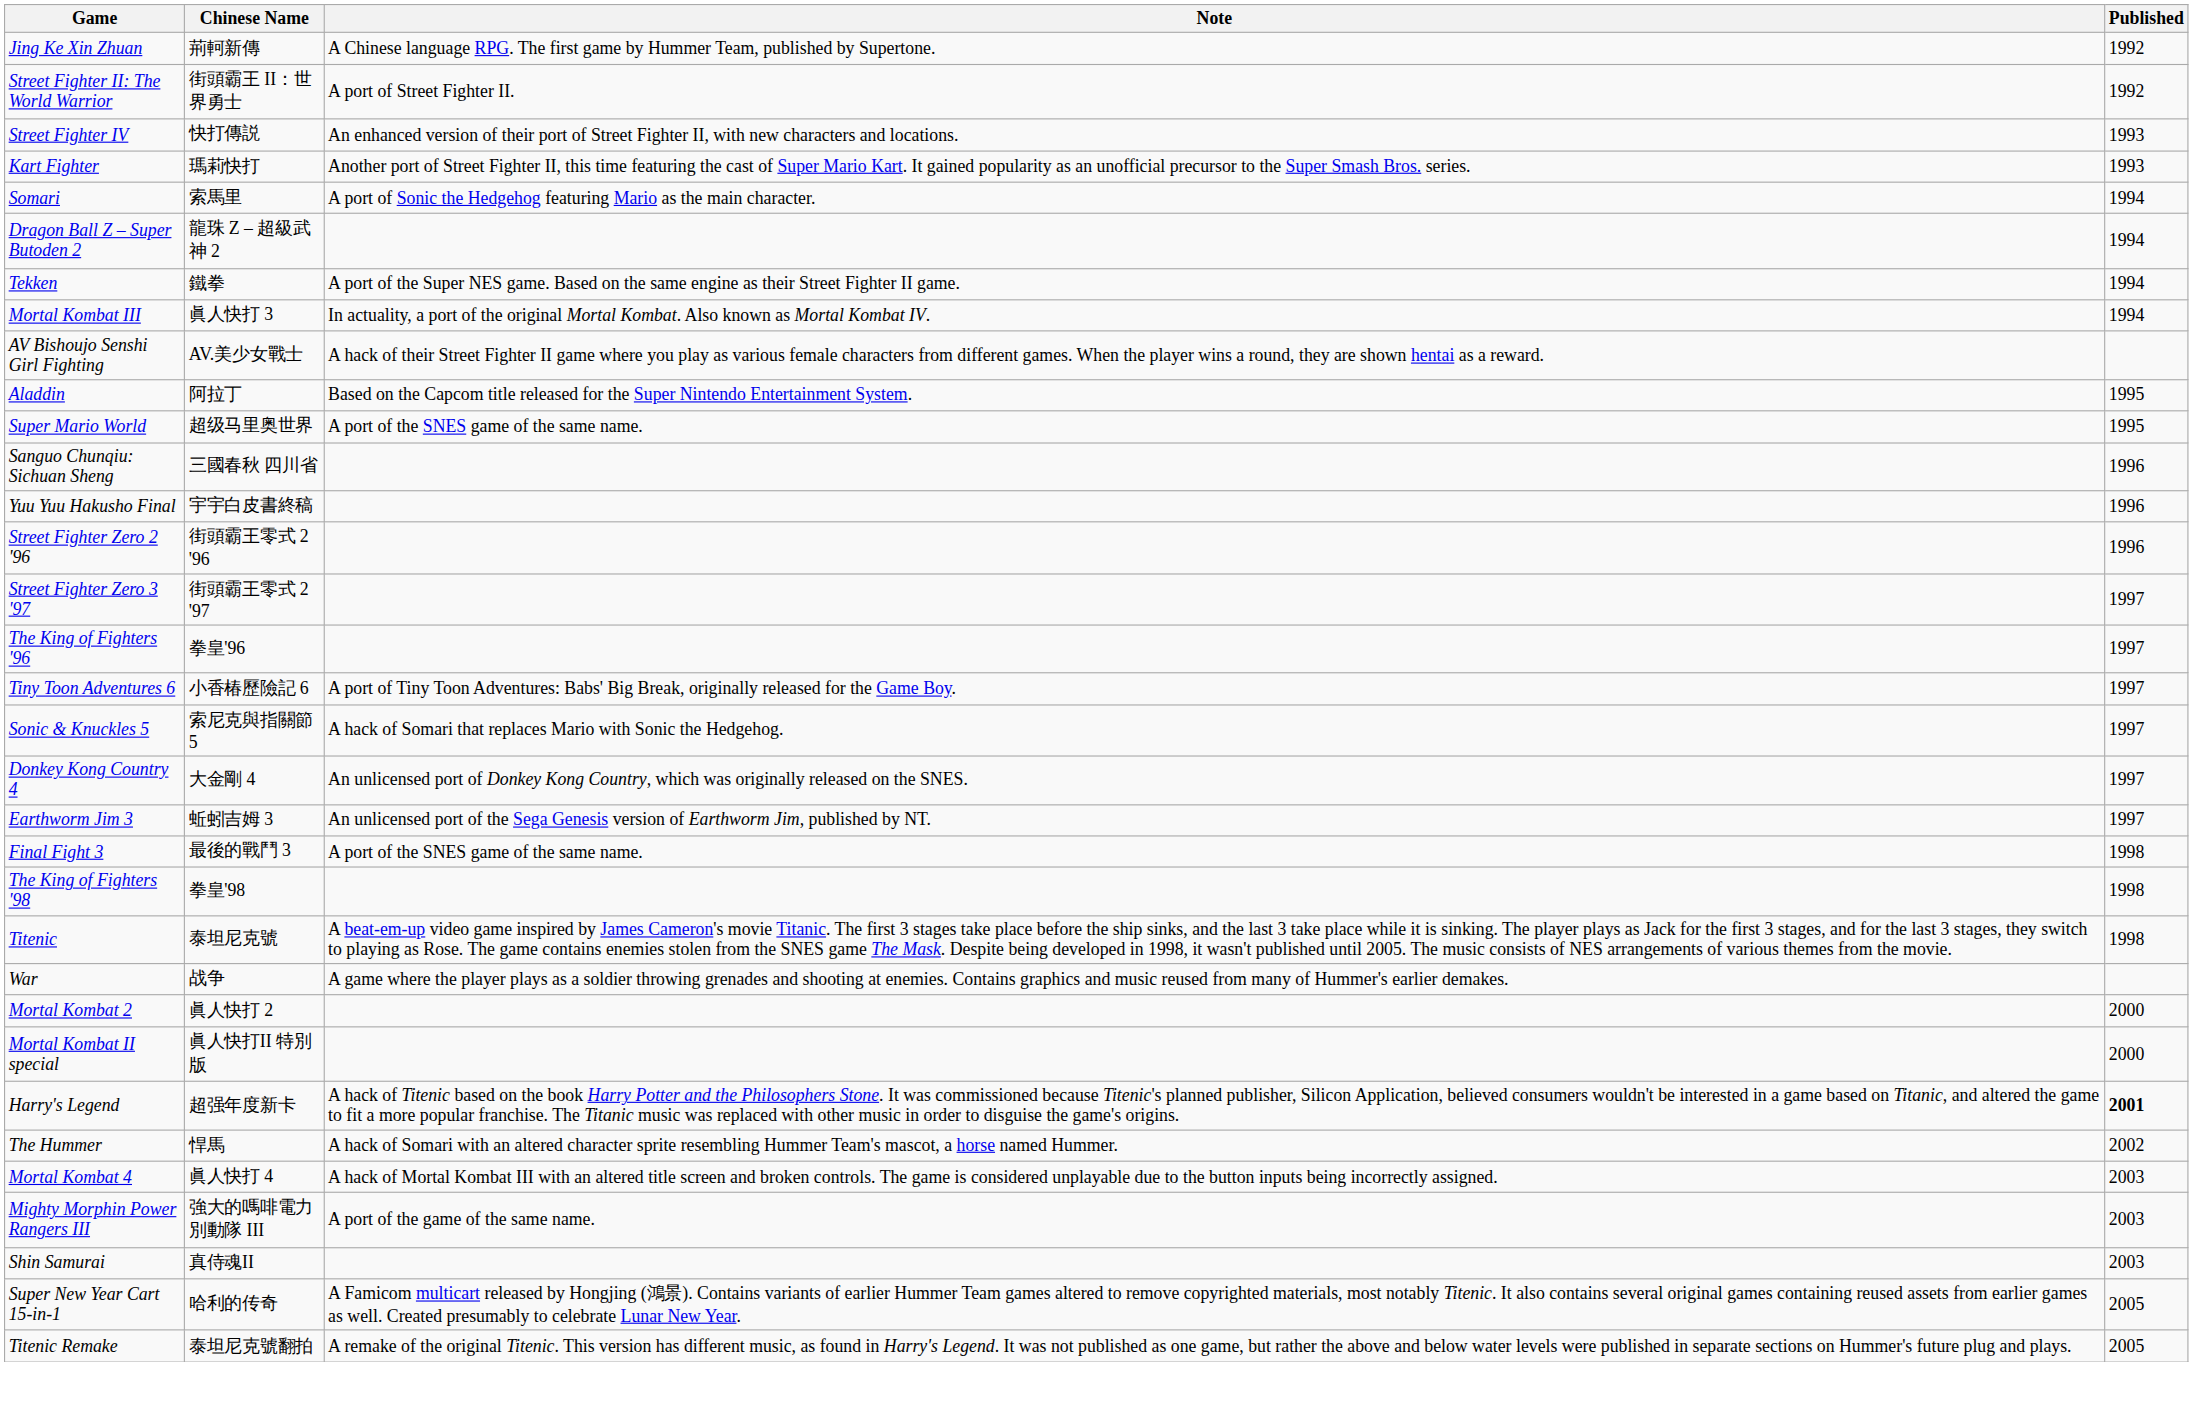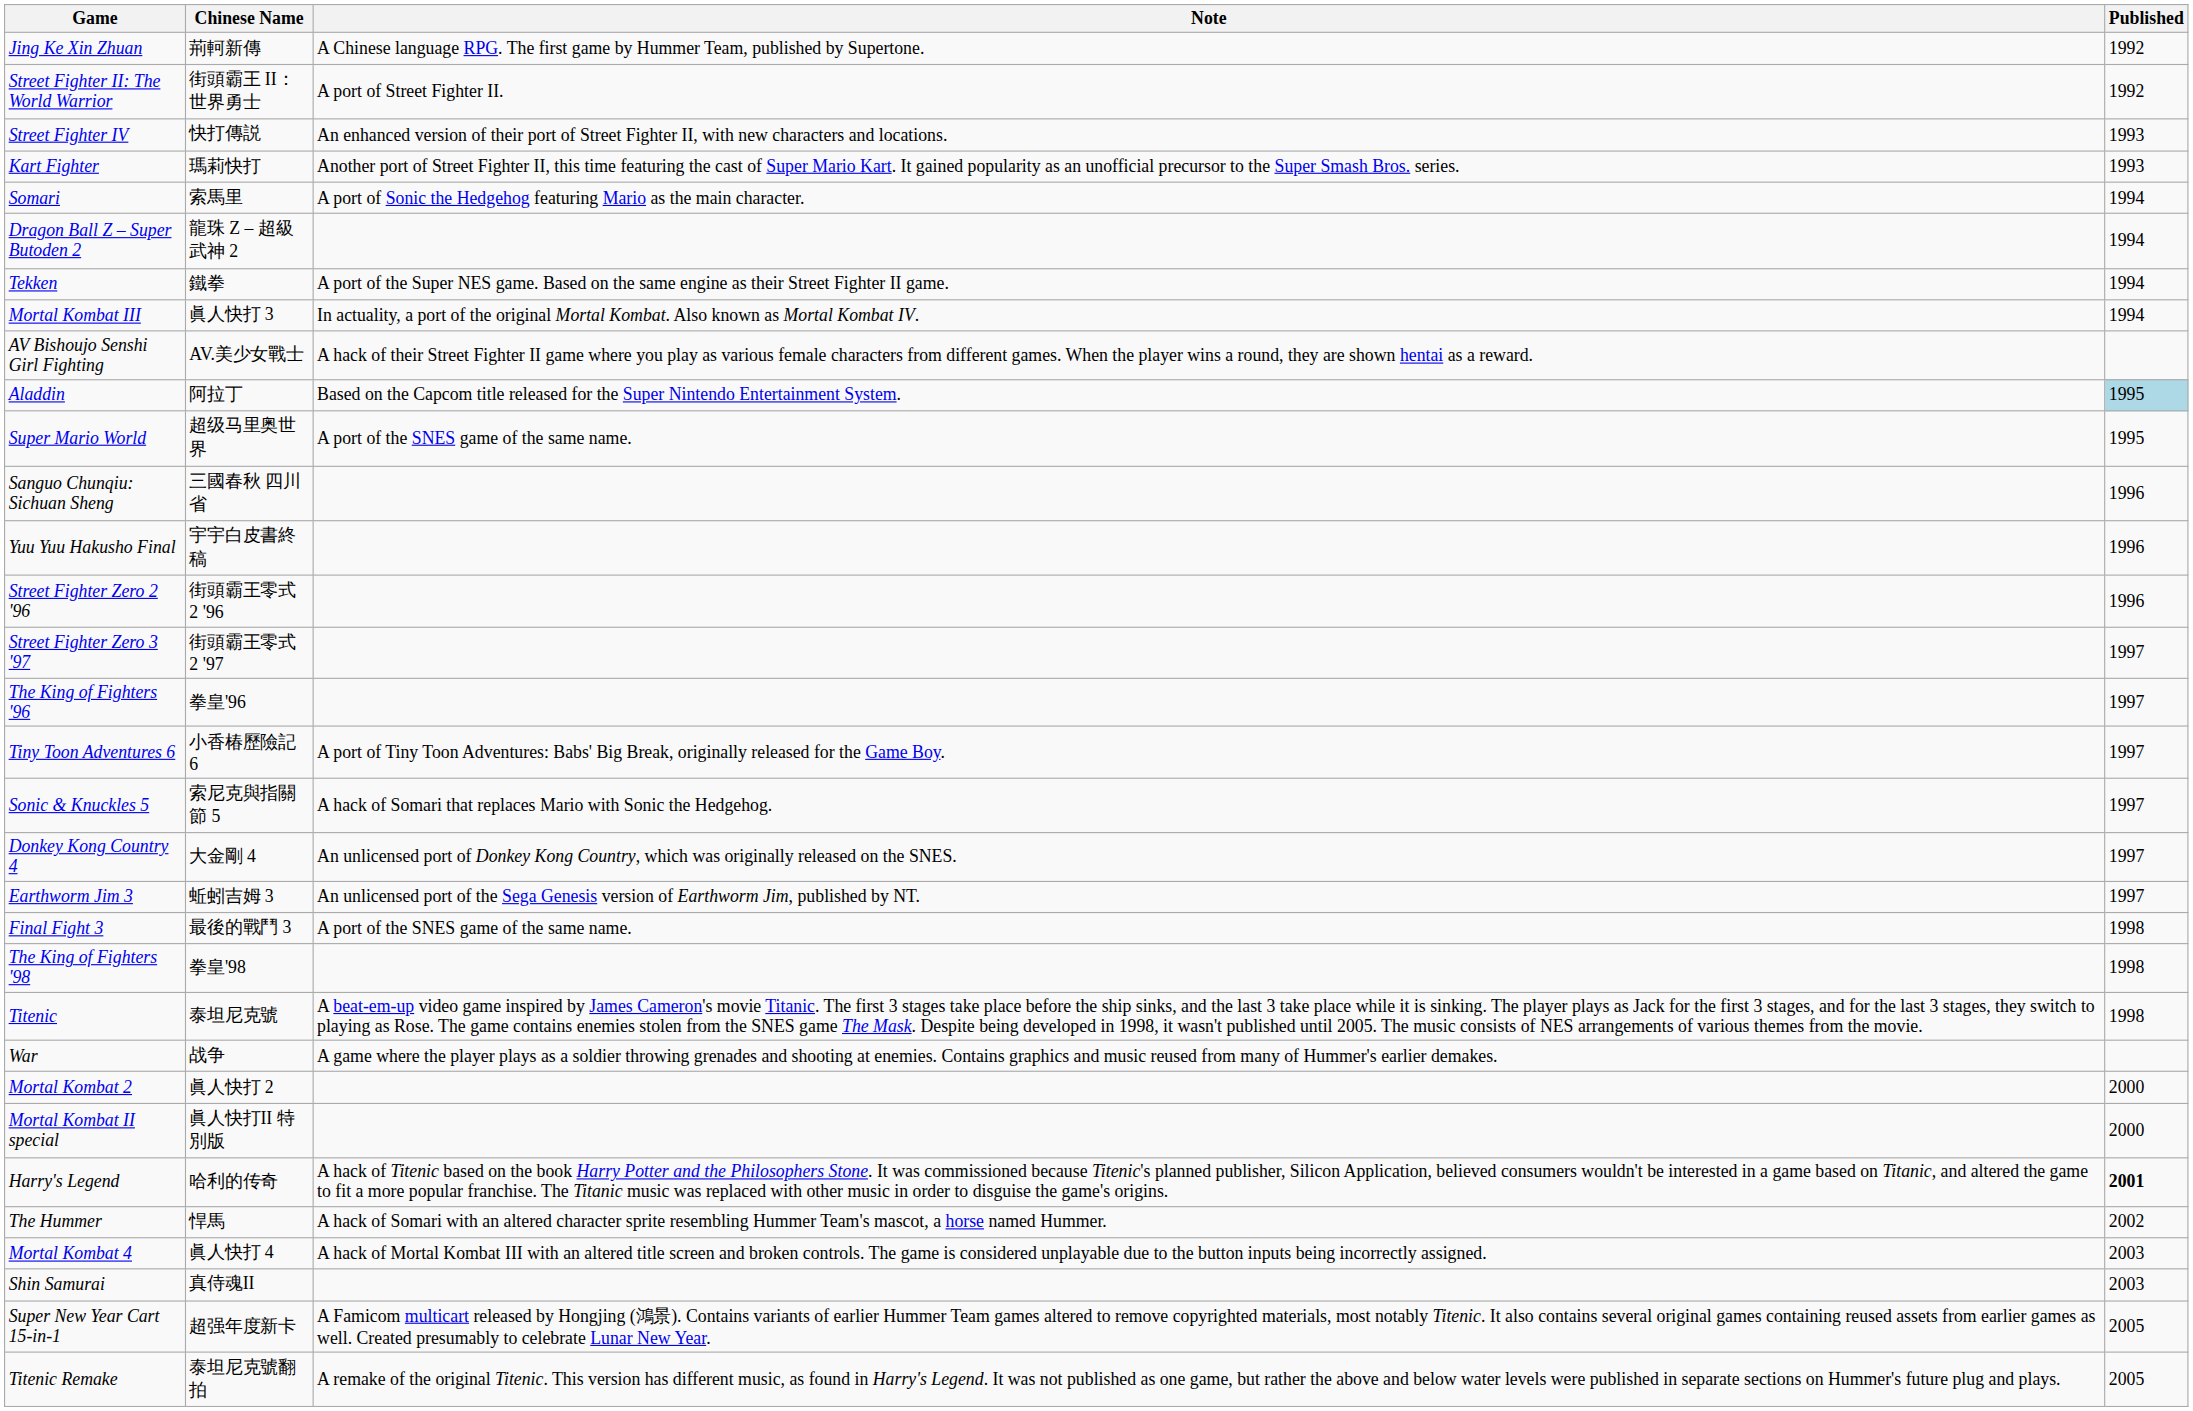(2127, 395) no background -> (2127, 395) lightblue background
(242, 1104) 超强年度新卡 -> (234, 1181) 哈利的传奇
- row: (93, 1219)
(233, 1303) 哈利的传奇 -> (243, 1325) 超强年度新卡
